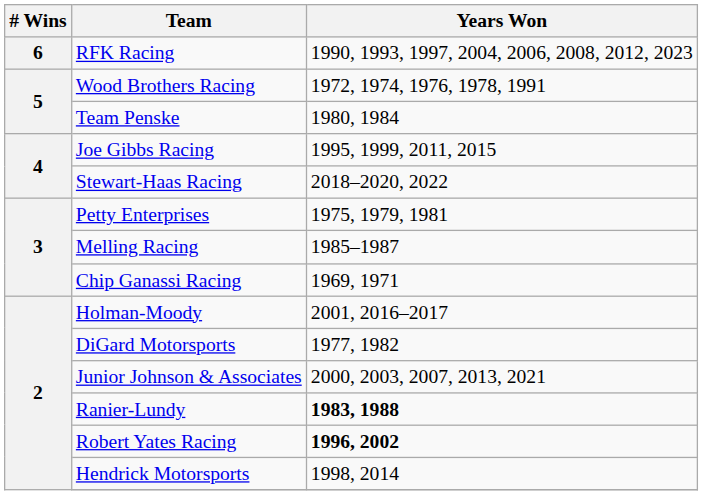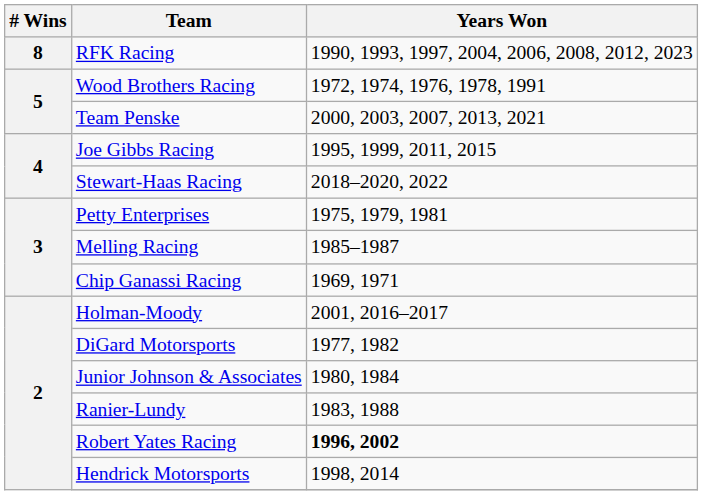(38, 53) 6 -> (38, 53) 8
(355, 117) 1980, 1984 -> (428, 117) 2000, 2003, 2007, 2013, 2021
(428, 376) 2000, 2003, 2007, 2013, 2021 -> (355, 376) 1980, 1984
(355, 408) bold -> (355, 408) normal
